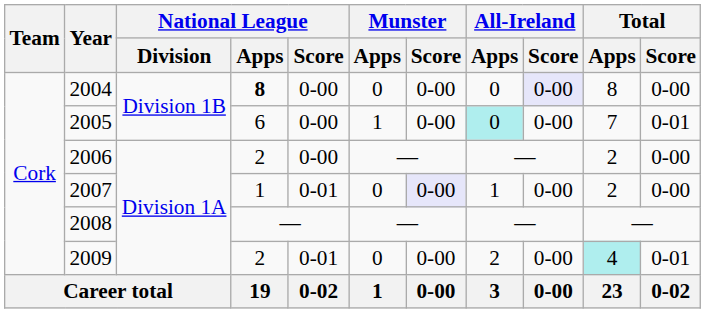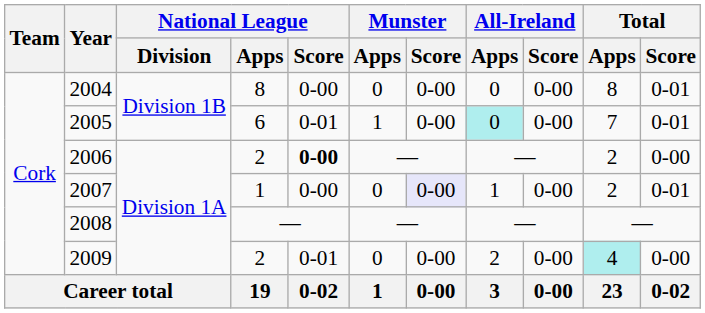(260, 88) bold -> (260, 88) normal
(553, 88) lavender background -> (553, 88) no background
(671, 88) 0-00 -> (671, 88) 0-01
(319, 122) 0-00 -> (319, 122) 0-01
(319, 156) normal -> (319, 156) bold
(319, 190) 0-01 -> (319, 190) 0-00
(671, 190) 0-00 -> (671, 190) 0-01
(671, 257) 0-01 -> (671, 257) 0-00
